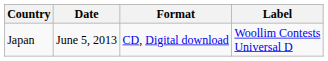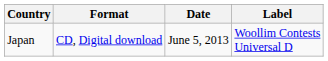columns swapped: (87, 14) <-> (176, 14)
